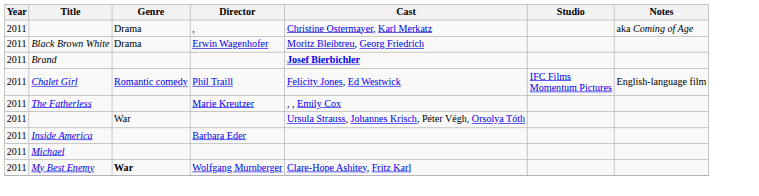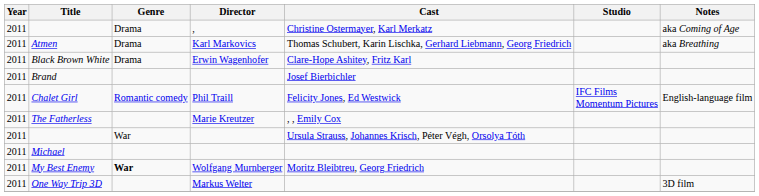+ row: (44, 44)
(355, 44) Moritz Bleibtreu, Georg Friedrich -> (349, 60) Clare-Hope Ashitey, Fritz Karl
(324, 60) bold -> (321, 76) normal
- row: (62, 135)
(349, 167) Clare-Hope Ashitey, Fritz Karl -> (355, 167) Moritz Bleibtreu, Georg Friedrich
+ row: (67, 183)
